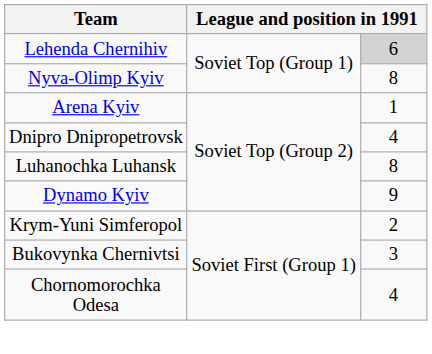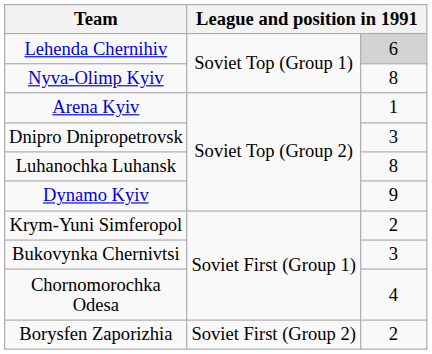(393, 136) 4 -> (393, 136) 3
+ row: (96, 334)
